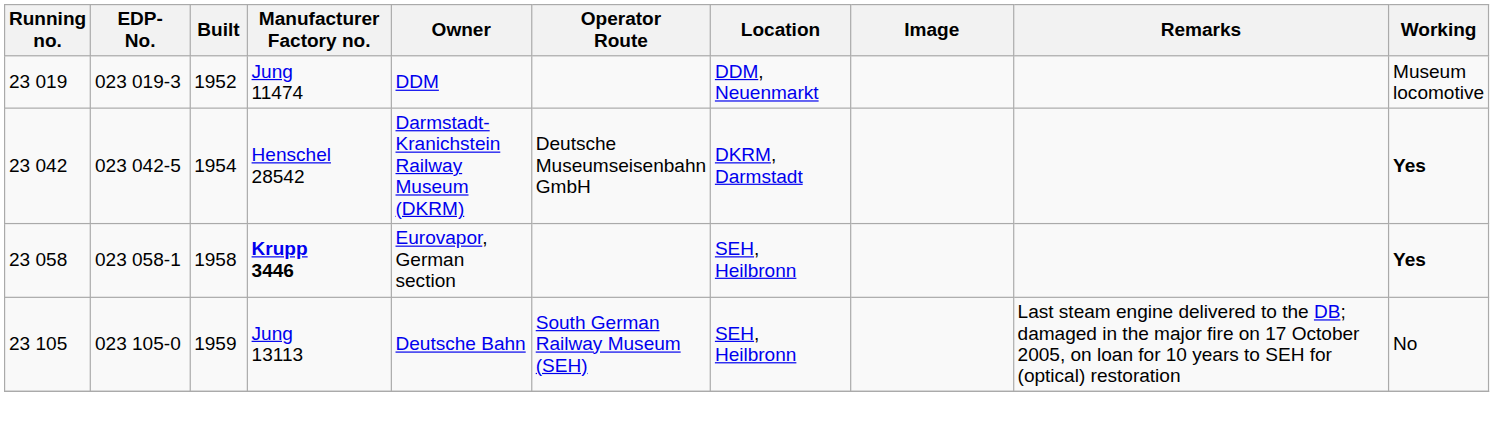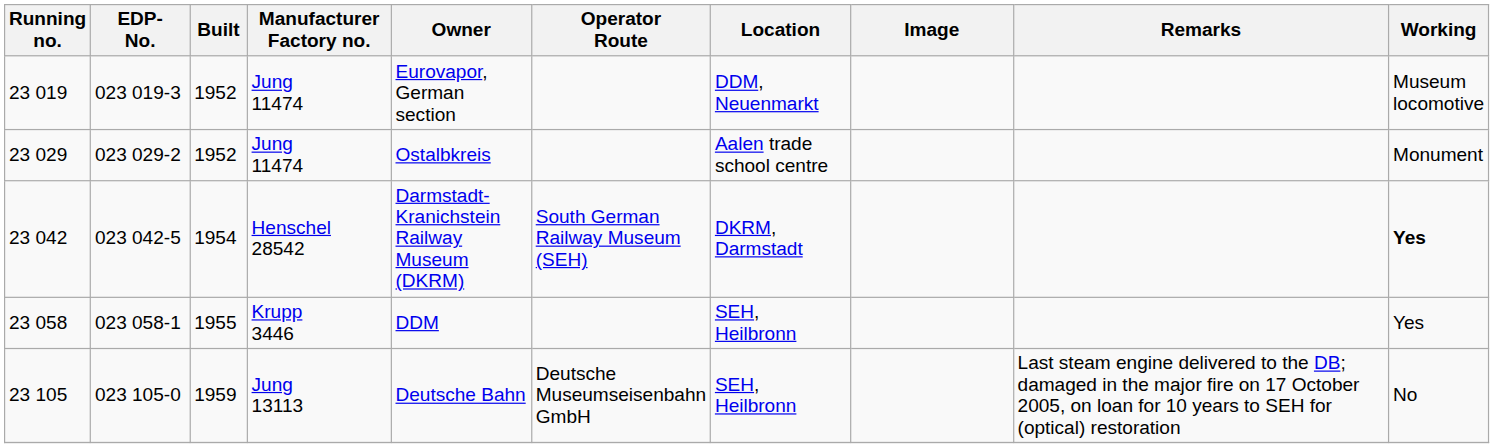(417, 81) DDM -> (442, 92) Eurovapor, German section
+ row: (38, 154)
(621, 165) Deutsche Museumseisenbahn GmbH -> (608, 238) South German Railway Museum (SEH)
(215, 260) 1958 -> (215, 322) 1955
(280, 260) bold -> (277, 322) normal
(442, 260) Eurovapor, German section -> (417, 322) DDM
(1409, 260) bold -> (1409, 322) normal
(608, 343) South German Railway Museum (SEH) -> (621, 395) Deutsche Museumseisenbahn GmbH
